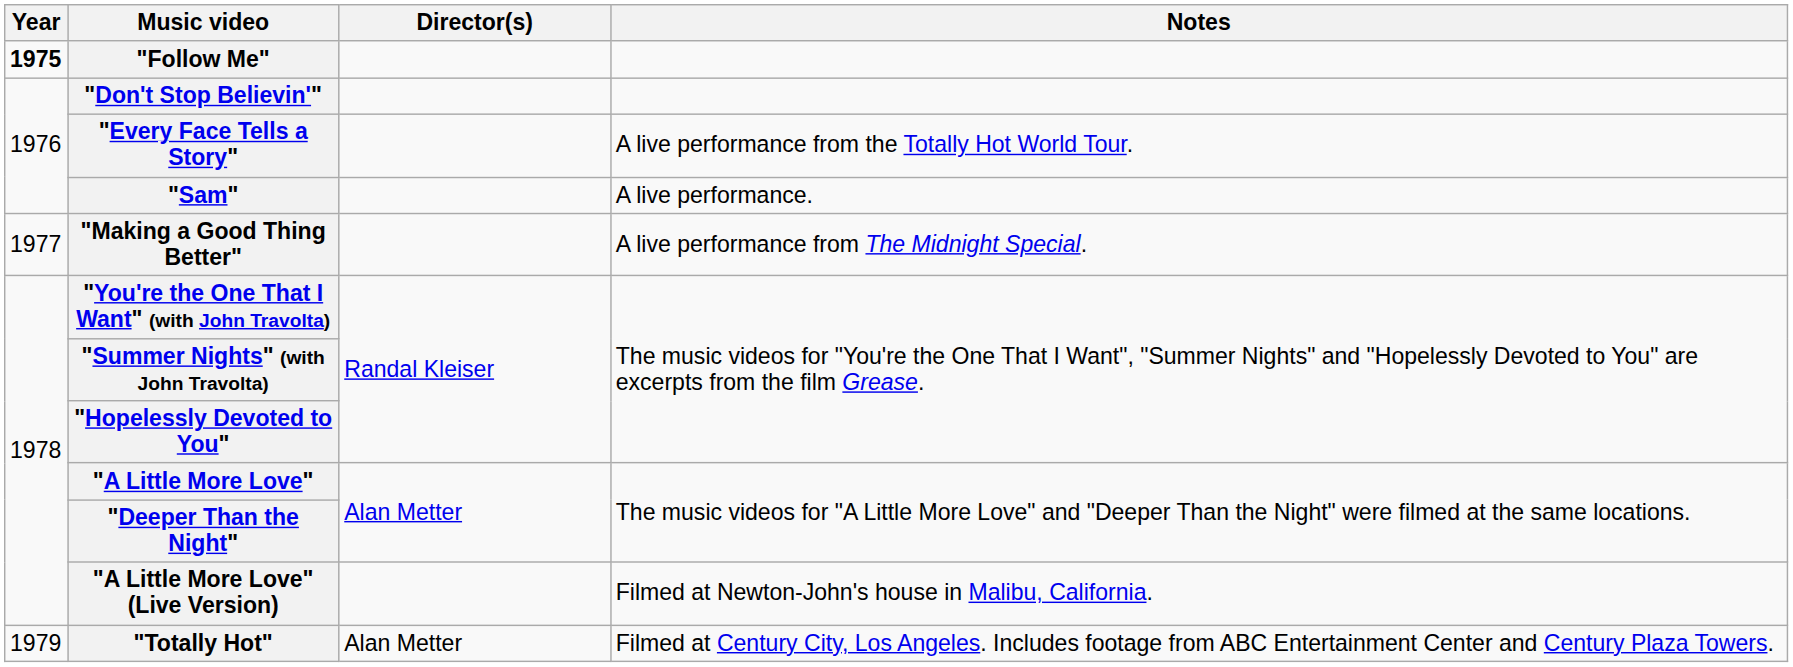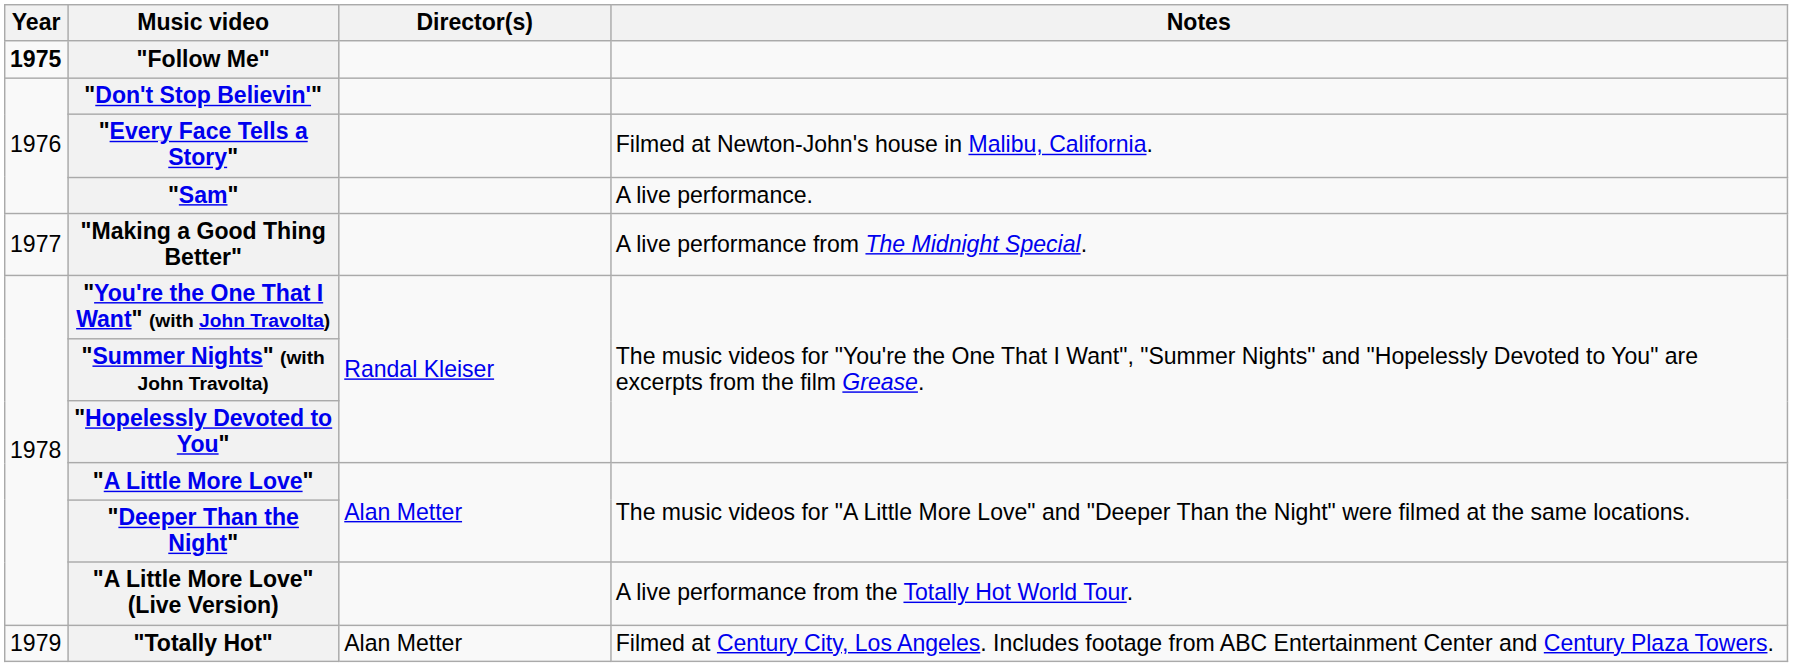(874, 145) A live performance from the Totally Hot World Tour. -> (884, 145) Filmed at Newton-John's house in Malibu, California.
(884, 593) Filmed at Newton-John's house in Malibu, California. -> (874, 593) A live performance from the Totally Hot World Tour.
